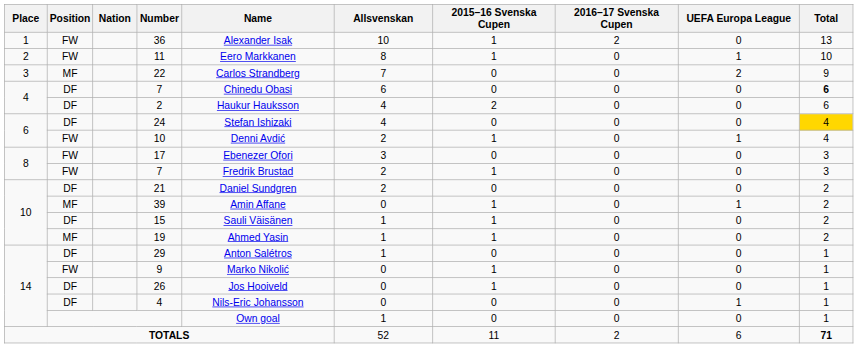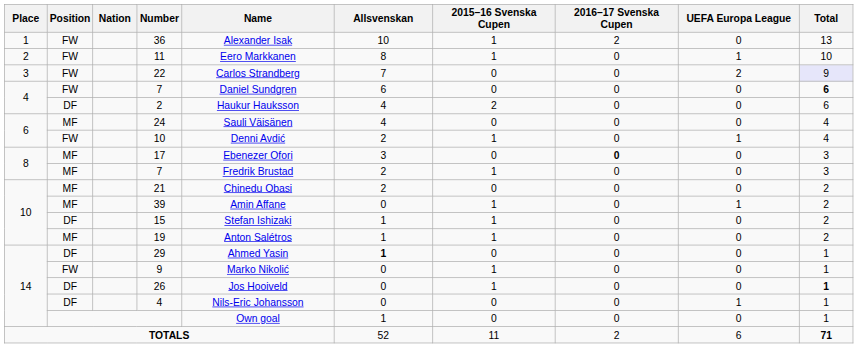(70, 73) MF -> (70, 73) FW
(826, 73) no background -> (826, 73) lavender background
(70, 90) DF -> (70, 90) FW
(258, 90) Chinedu Obasi -> (258, 90) Daniel Sundgren
(70, 122) DF -> (70, 122) MF
(258, 122) Stefan Ishizaki -> (258, 122) Sauli Väisänen
(826, 122) gold background -> (826, 122) no background
(70, 155) FW -> (70, 155) MF
(617, 155) normal -> (617, 155) bold
(70, 172) FW -> (70, 172) MF
(70, 188) DF -> (70, 188) MF
(258, 188) Daniel Sundgren -> (258, 188) Chinedu Obasi
(258, 221) Sauli Väisänen -> (258, 221) Stefan Ishizaki
(258, 237) Ahmed Yasin -> (258, 237) Anton Salétros
(258, 253) Anton Salétros -> (258, 253) Ahmed Yasin
(383, 253) normal -> (383, 253) bold
(826, 286) normal -> (826, 286) bold
